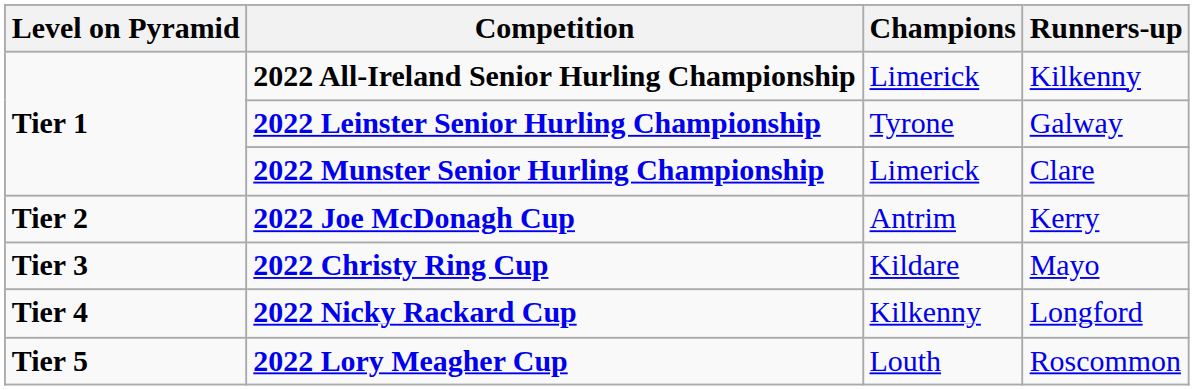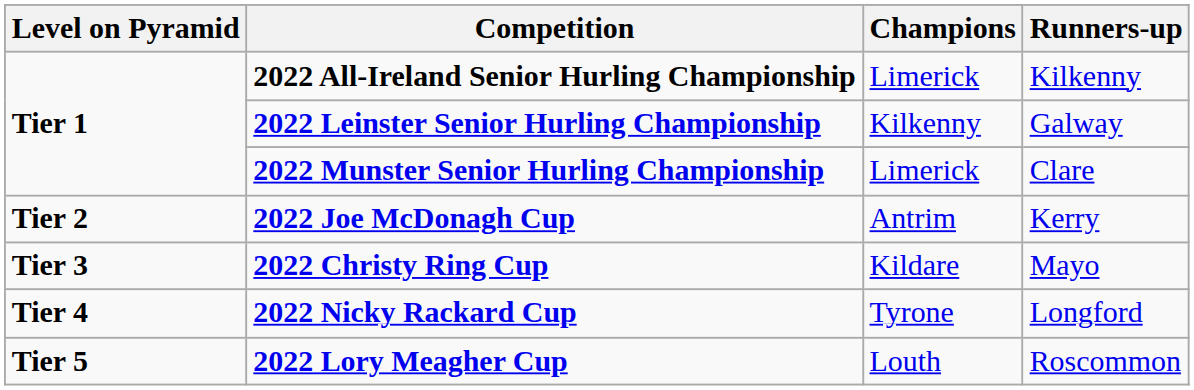(912, 123) Tyrone -> (925, 123) Kilkenny
(925, 312) Kilkenny -> (912, 312) Tyrone
